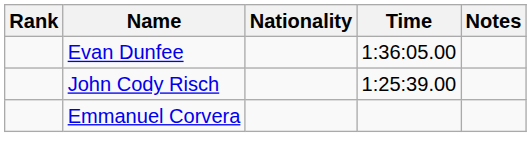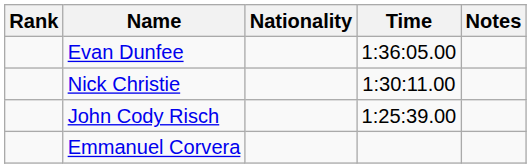+ row: (124, 84)
